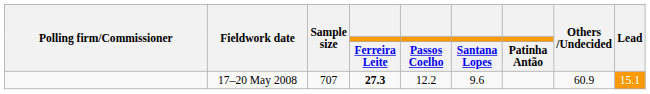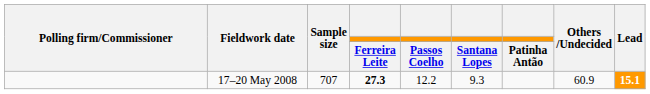(477, 80) 9.6 -> (477, 80) 9.3
(630, 80) normal -> (630, 80) bold
